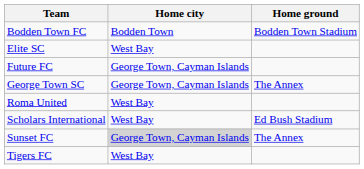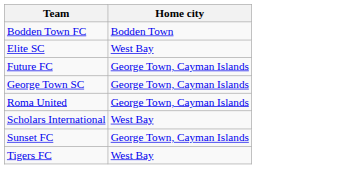- column: (305, 13)
(132, 102) West Bay -> (180, 102) George Town, Cayman Islands
(180, 137) lightgrey background -> (180, 137) no background
